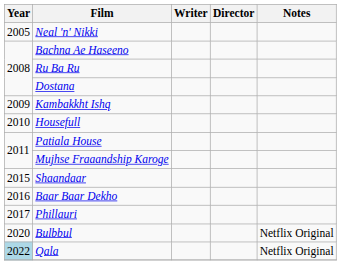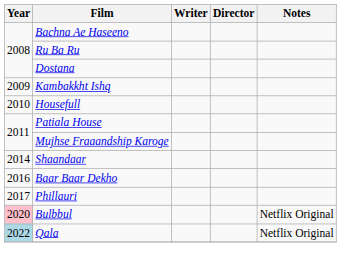- row: (67, 31)
(19, 178) 2015 -> (19, 159) 2014
(19, 232) no background -> (19, 214) pink background
